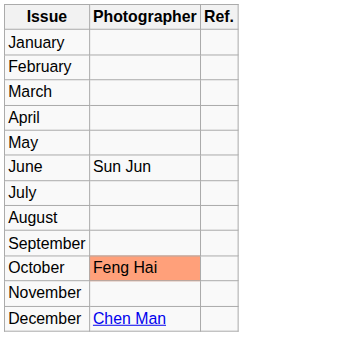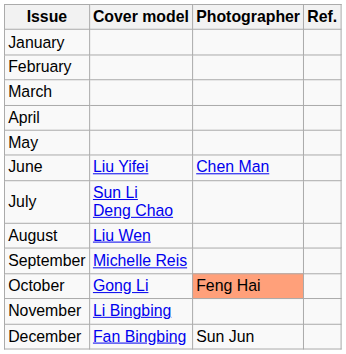+ column: (141, 17)
(122, 167) Sun Jun -> (233, 167) Chen Man
(129, 318) Chen Man -> (225, 336) Sun Jun
